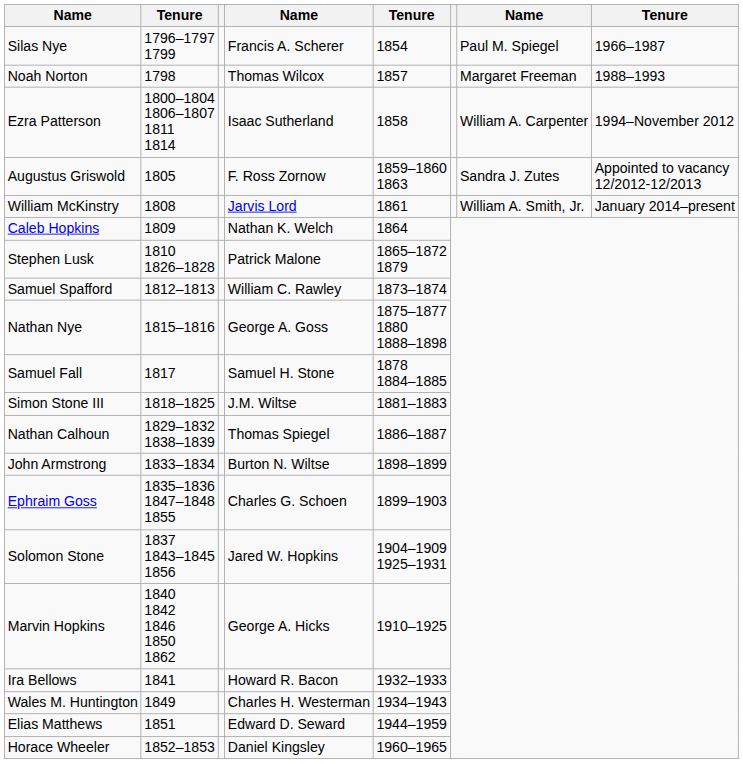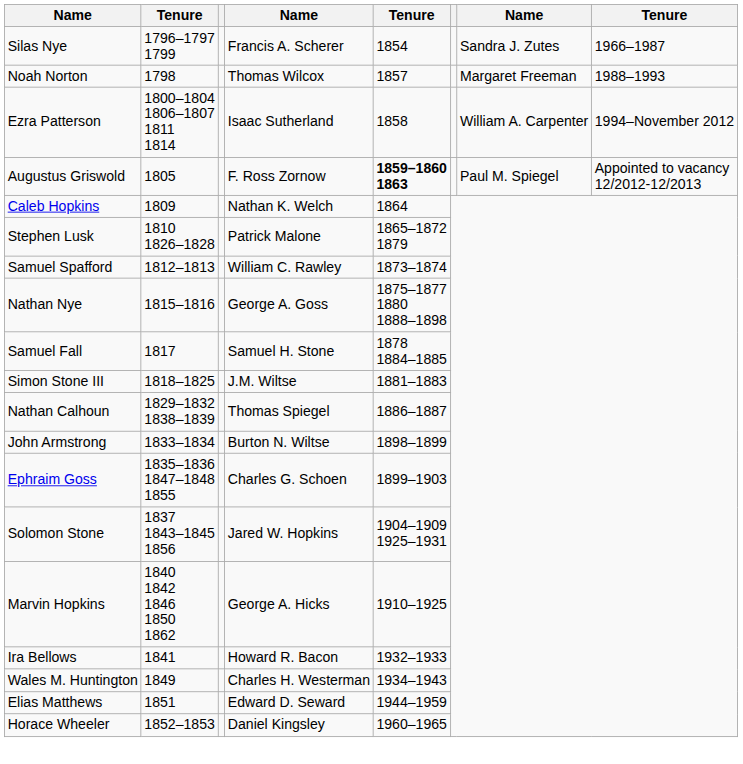(509, 45) Paul M. Spiegel -> (510, 45) Sandra J. Zutes
(412, 176) normal -> (412, 176) bold
(510, 176) Sandra J. Zutes -> (509, 176) Paul M. Spiegel
- row: (63, 206)
